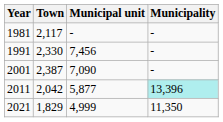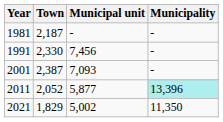(49, 32) 2,117 -> (50, 32) 2,187
(83, 70) 7,090 -> (83, 70) 7,093
(50, 88) 2,042 -> (50, 88) 2,052
(83, 107) 4,999 -> (83, 107) 5,002
